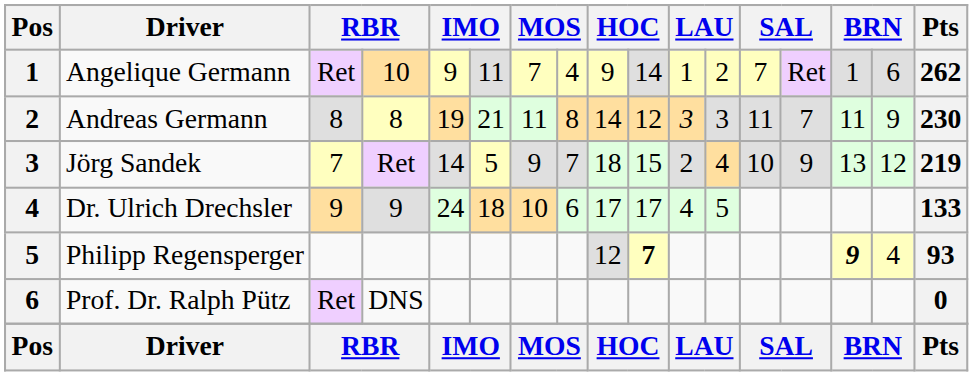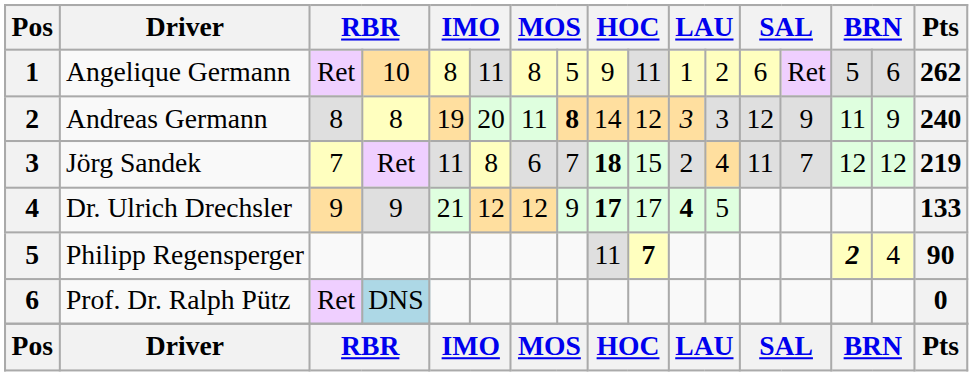(450, 72) 9 -> (450, 72) 8
(534, 72) 7 -> (534, 72) 8
(572, 72) 4 -> (572, 72) 5
(648, 72) 14 -> (648, 72) 11
(760, 72) 7 -> (760, 72) 6
(852, 72) 1 -> (852, 72) 5
(491, 117) 21 -> (491, 117) 20
(572, 117) normal -> (572, 117) bold
(760, 117) 11 -> (760, 117) 12
(806, 117) 7 -> (806, 117) 9
(941, 117) 230 -> (941, 117) 240
(450, 163) 14 -> (450, 163) 11
(491, 163) 5 -> (491, 163) 8
(534, 163) 9 -> (534, 163) 6
(608, 163) normal -> (608, 163) bold
(760, 163) 10 -> (760, 163) 11
(806, 163) 9 -> (806, 163) 7
(852, 163) 13 -> (852, 163) 12
(450, 209) 24 -> (450, 209) 21
(491, 209) 18 -> (491, 209) 12
(534, 209) 10 -> (534, 209) 12
(572, 209) 6 -> (572, 209) 9
(608, 209) normal -> (608, 209) bold
(687, 209) normal -> (687, 209) bold
(608, 254) 12 -> (608, 254) 11
(852, 254) 9 -> (852, 254) 2
(941, 254) 93 -> (941, 254) 90
(396, 300) no background -> (396, 300) lightblue background
